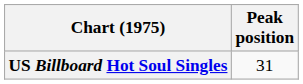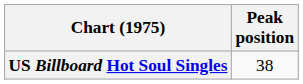(265, 65) 31 -> (265, 65) 38
